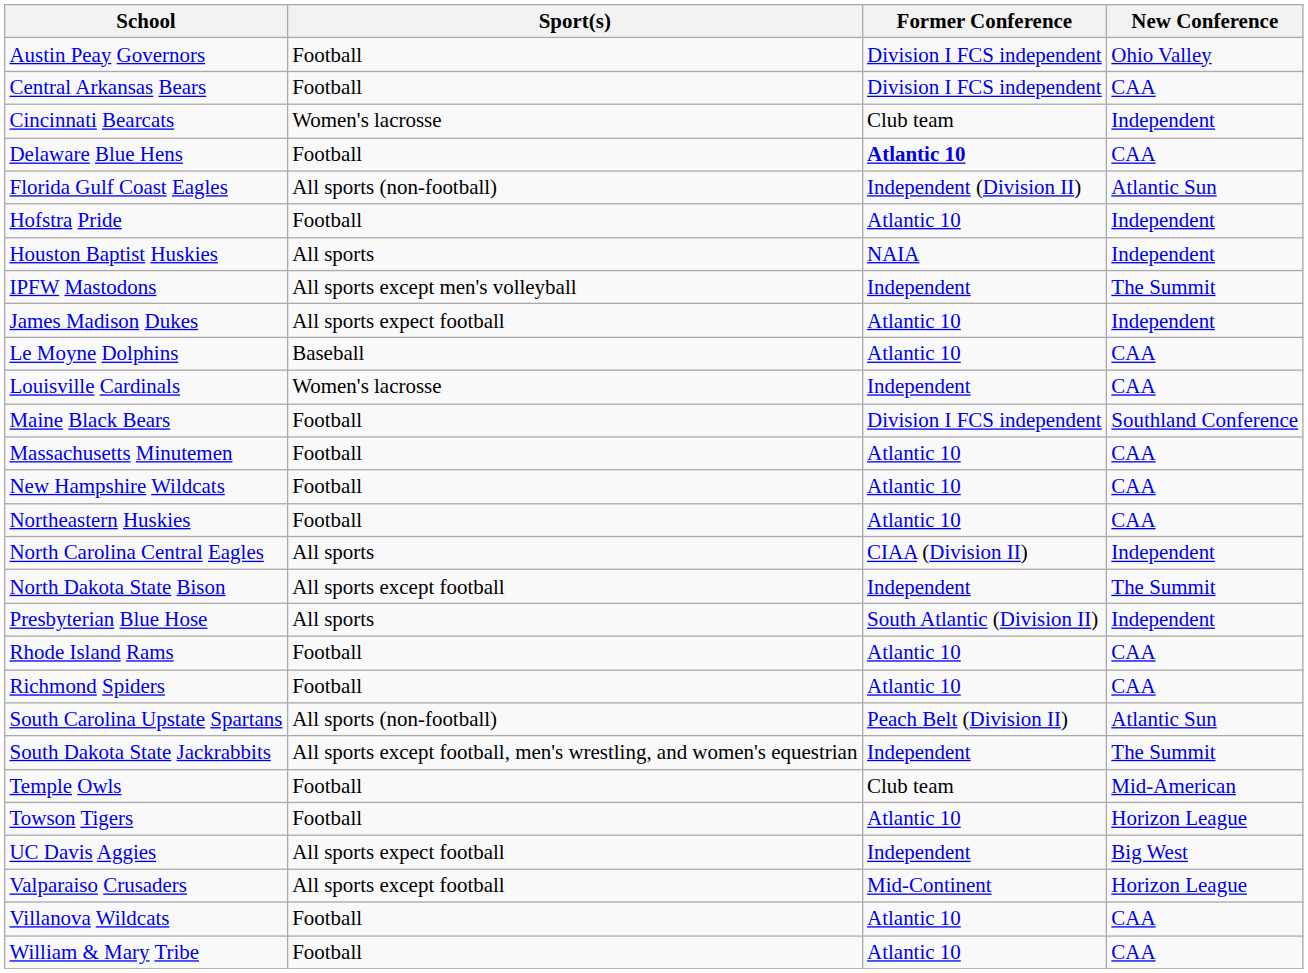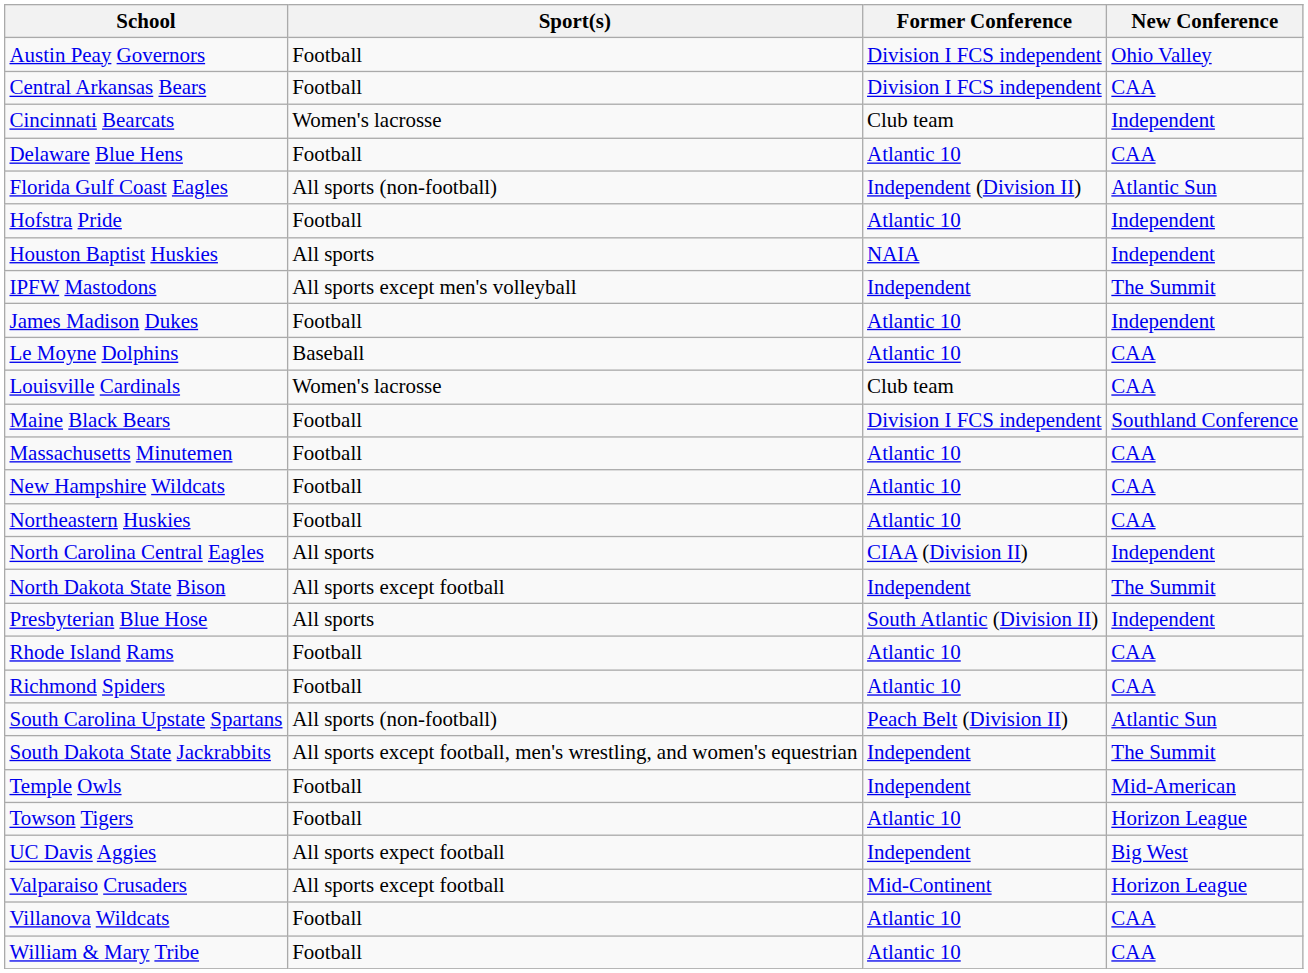(916, 154) bold -> (914, 154) normal
(398, 320) All sports expect football -> (327, 320) Football
(919, 386) Independent -> (910, 386) Club team
(910, 785) Club team -> (919, 785) Independent
